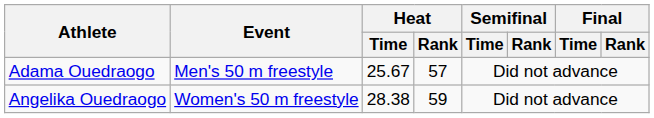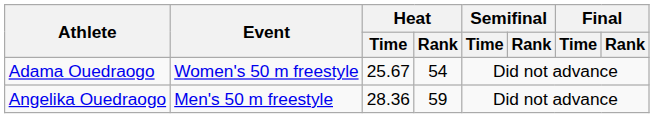(254, 72) Men's 50 m freestyle -> (266, 72) Women's 50 m freestyle
(438, 72) 57 -> (438, 72) 54
(266, 99) Women's 50 m freestyle -> (254, 99) Men's 50 m freestyle
(388, 99) 28.38 -> (388, 99) 28.36
